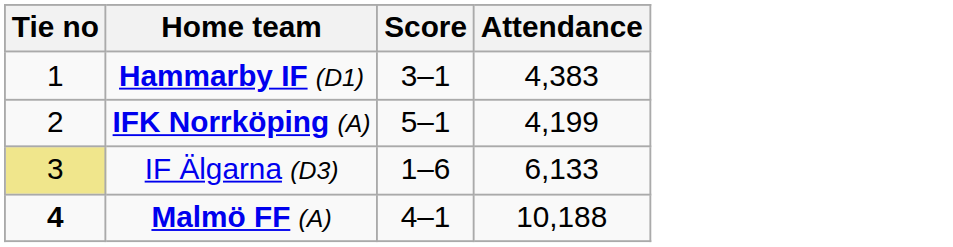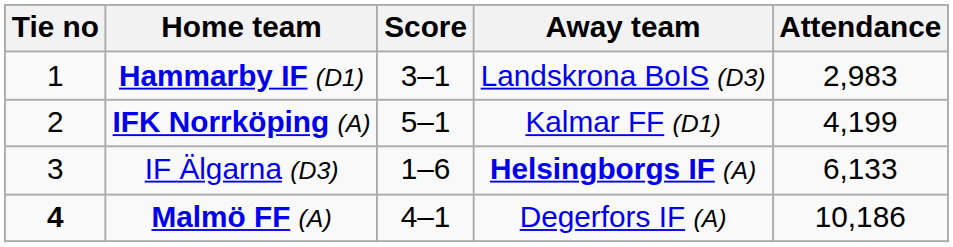+ column: (623, 28)
(562, 75) 4,383 -> (860, 75) 2,983
(55, 169) khaki background -> (55, 169) no background
(562, 216) 10,188 -> (860, 216) 10,186
